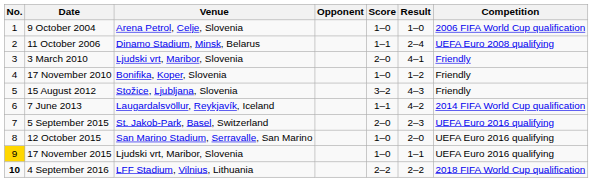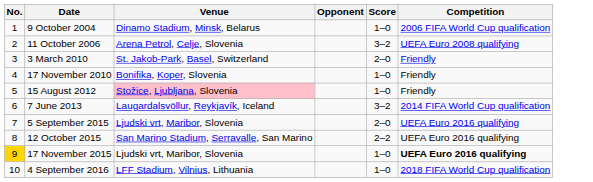- column: (416, 12)
(180, 28) Arena Petrol, Celje, Slovenia -> (188, 28) Dinamo Stadium, Minsk, Belarus
(188, 43) Dinamo Stadium, Minsk, Belarus -> (180, 43) Arena Petrol, Celje, Slovenia
(382, 43) 1–1 -> (382, 43) 3–2
(180, 59) Ljudski vrt, Maribor, Slovenia -> (192, 59) St. Jakob-Park, Basel, Switzerland
(177, 91) no background -> (177, 91) pink background
(382, 91) 3–2 -> (382, 91) 1–0
(382, 106) 1–1 -> (382, 106) 3–2
(192, 122) St. Jakob-Park, Basel, Switzerland -> (180, 122) Ljudski vrt, Maribor, Slovenia
(382, 138) 1–0 -> (382, 138) 2–2
(495, 153) normal -> (463, 153) bold
(15, 169) bold -> (15, 169) normal
(382, 169) 2–2 -> (382, 169) 1–0
